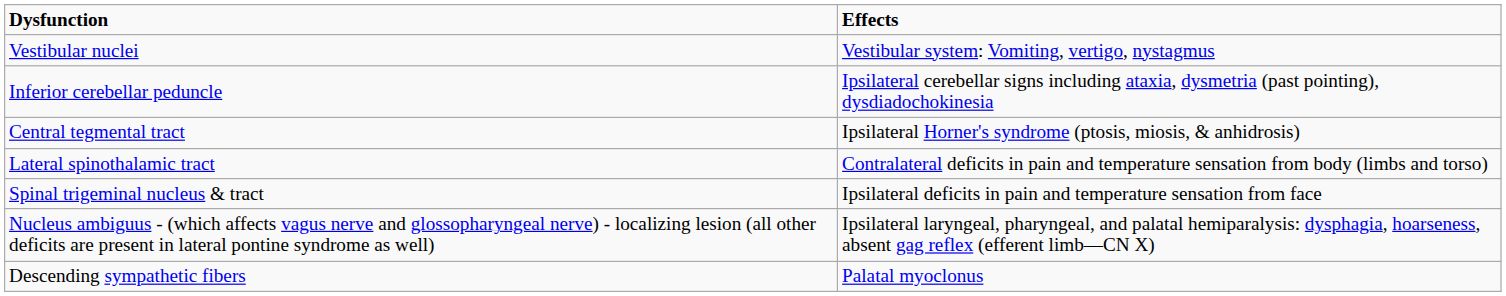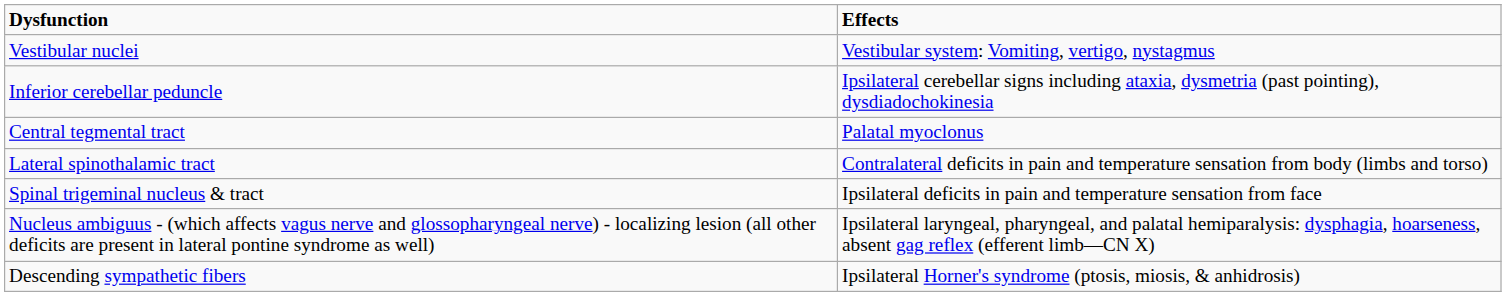(1071, 132) Ipsilateral Horner's syndrome (ptosis, miosis, & anhidrosis) -> (913, 132) Palatal myoclonus
(913, 276) Palatal myoclonus -> (1071, 276) Ipsilateral Horner's syndrome (ptosis, miosis, & anhidrosis)
